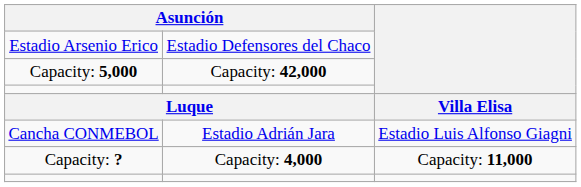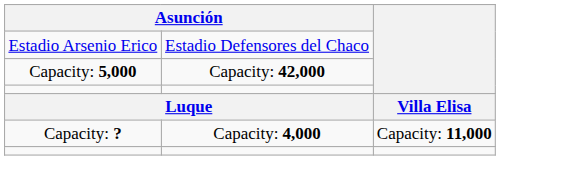- row: (84, 133)
